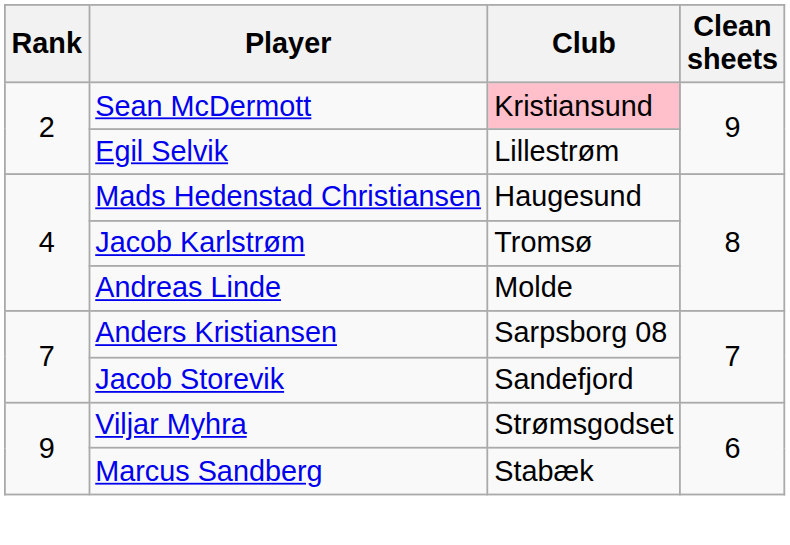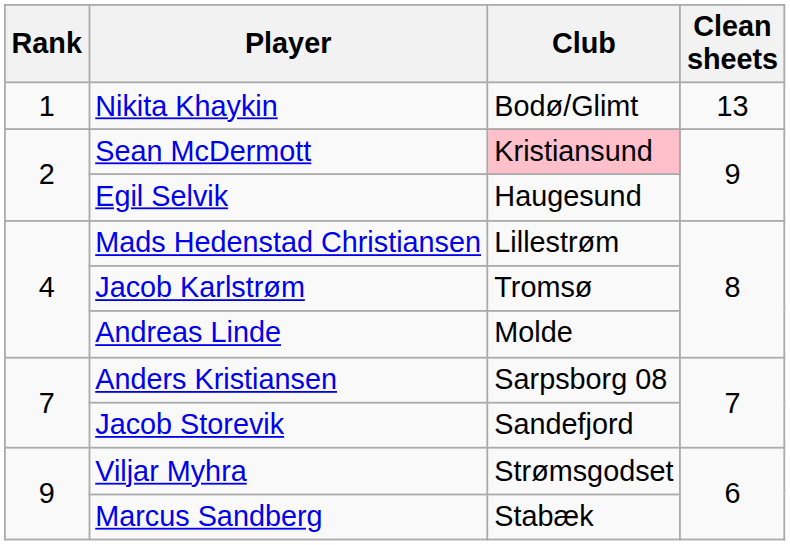+ row: (186, 105)
(557, 151) Lillestrøm -> (568, 196) Haugesund
(568, 196) Haugesund -> (557, 242) Lillestrøm
